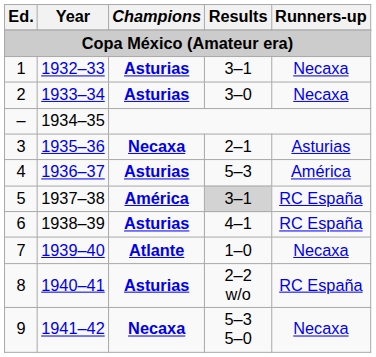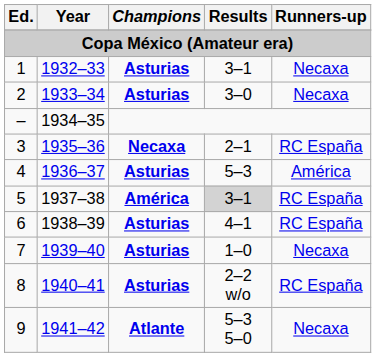(321, 146) Asturias -> (321, 146) RC España
(157, 250) Atlante -> (157, 250) Asturias
(157, 329) Necaxa -> (157, 329) Atlante
